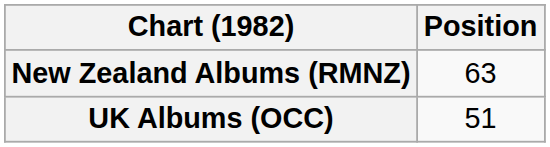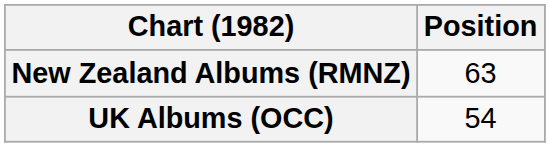(481, 118) 51 -> (481, 118) 54
